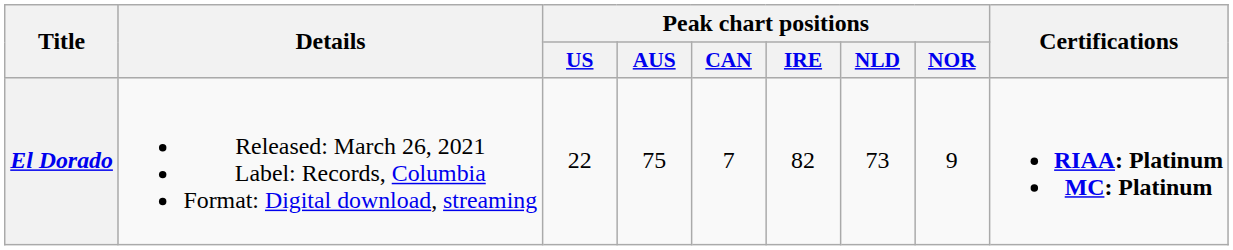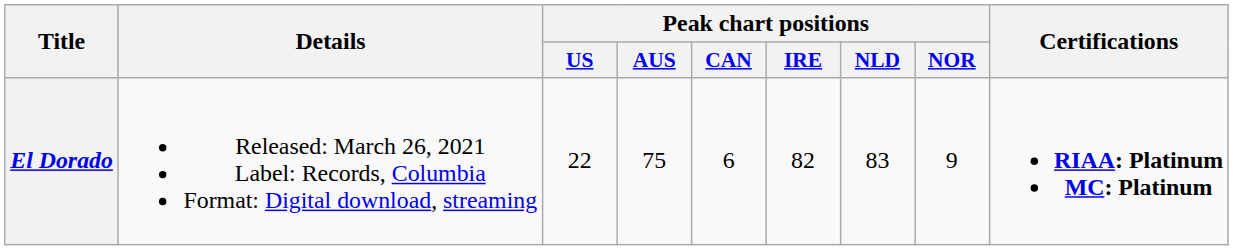(729, 160) 7 -> (729, 160) 6
(877, 160) 73 -> (877, 160) 83
